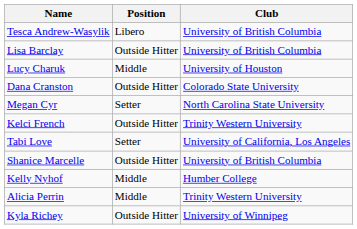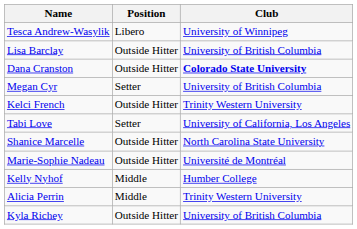(252, 32) University of British Columbia -> (235, 32) University of Winnipeg
- row: (36, 68)
(241, 87) normal -> (245, 68) bold
(254, 105) North Carolina State University -> (252, 87) University of British Columbia
(252, 160) University of British Columbia -> (254, 141) North Carolina State University
+ row: (56, 160)
(235, 215) University of Winnipeg -> (252, 215) University of British Columbia
